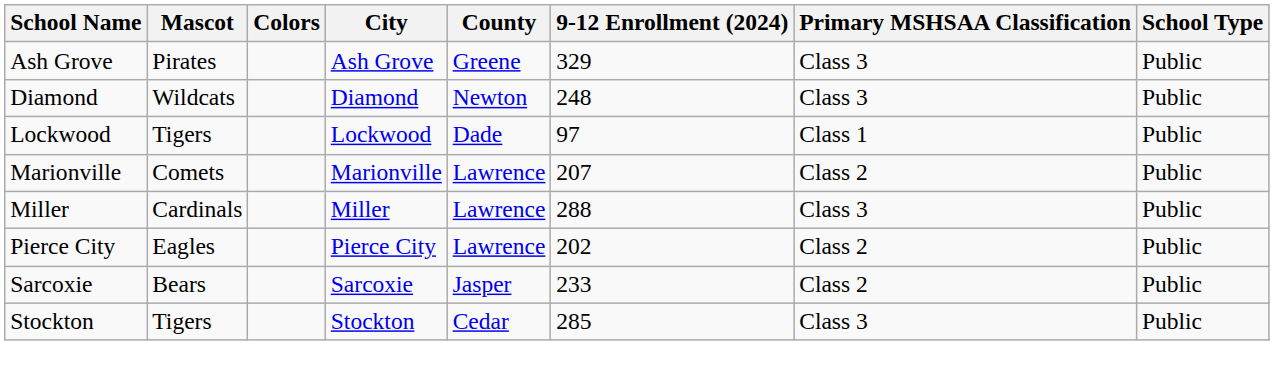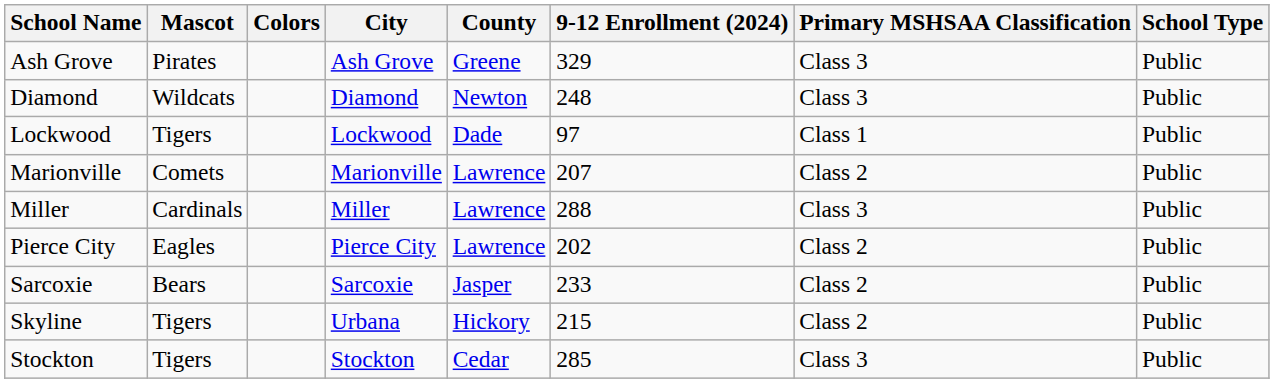+ row: (46, 321)
